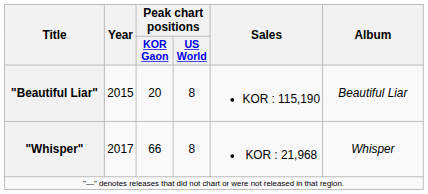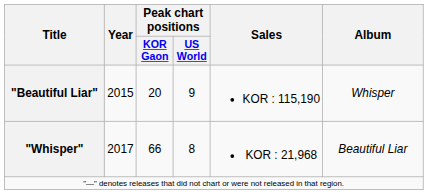(192, 93) 8 -> (192, 93) 9
(373, 93) Beautiful Liar -> (373, 93) Whisper
(373, 148) Whisper -> (373, 148) Beautiful Liar
